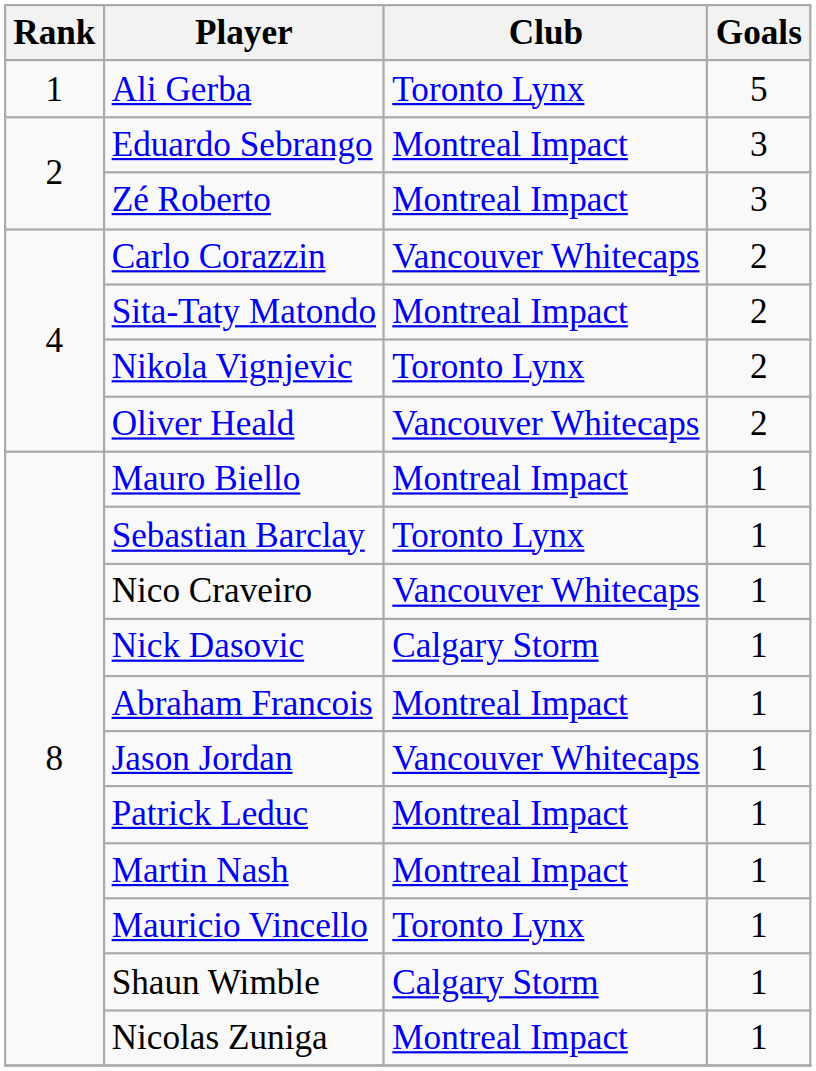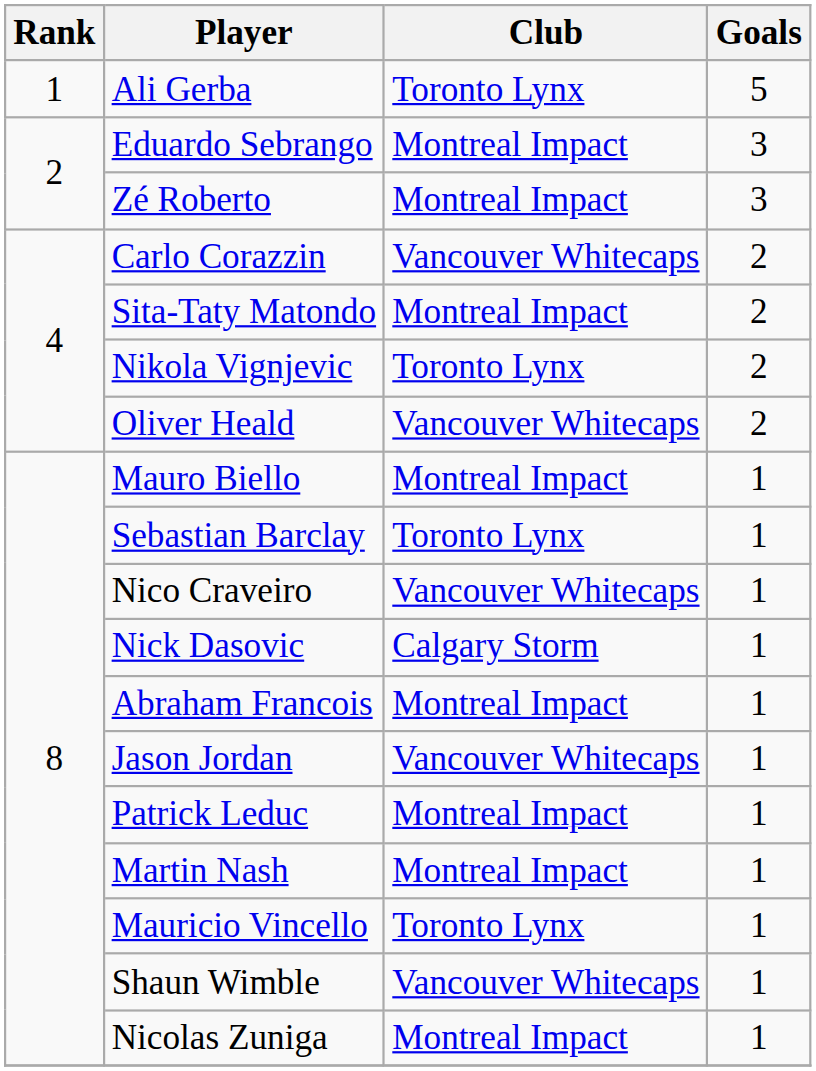(495, 981) Calgary Storm -> (546, 981) Vancouver Whitecaps
